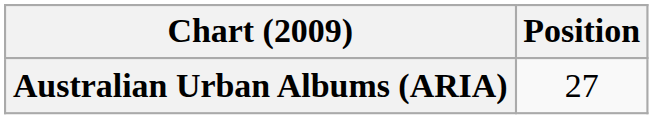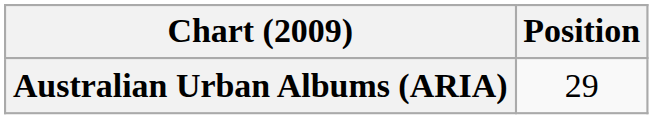(582, 85) 27 -> (582, 85) 29
